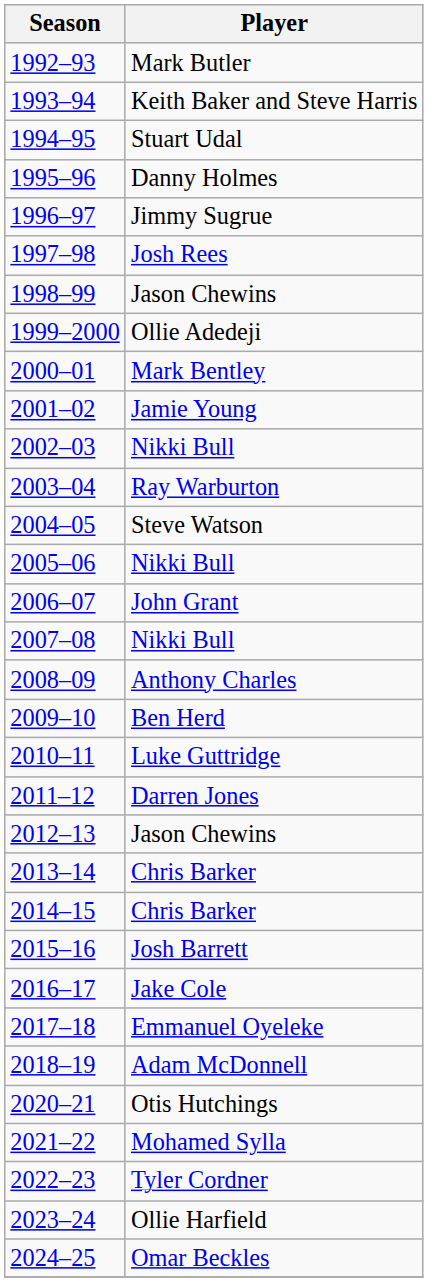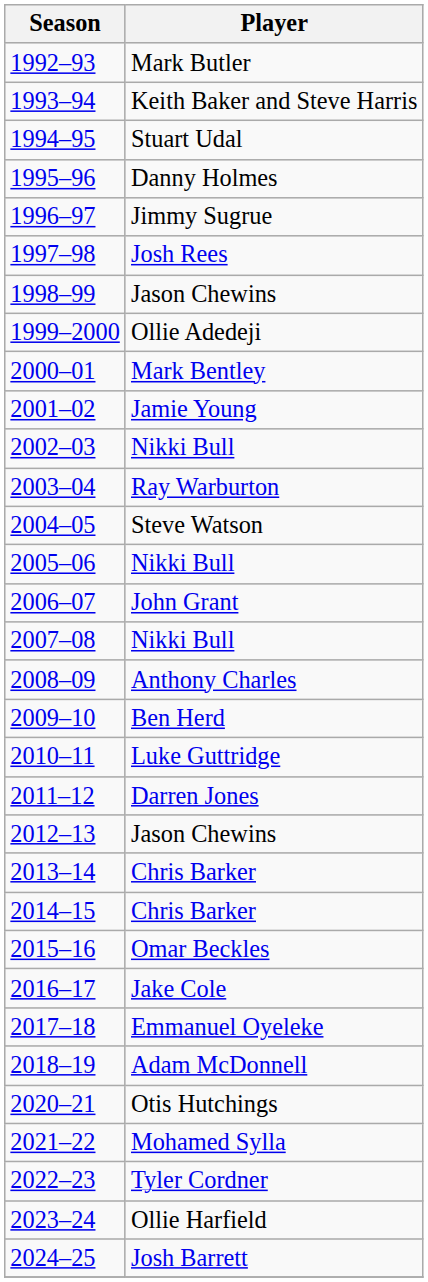(189, 949) Josh Barrett -> (200, 949) Omar Beckles
(200, 1258) Omar Beckles -> (189, 1258) Josh Barrett
